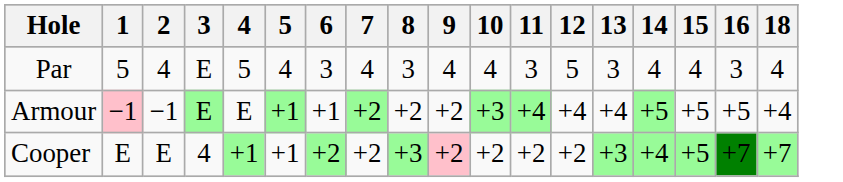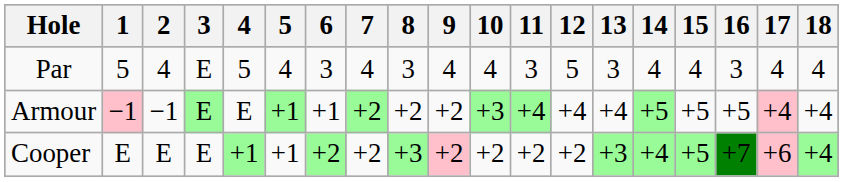+ column: (777, 25)
(204, 153) 4 -> (204, 153) E
(777, 153) +7 -> (818, 153) +4
